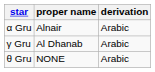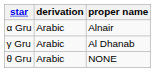columns swapped: (66, 12) <-> (125, 12)
